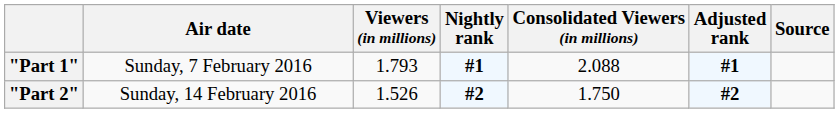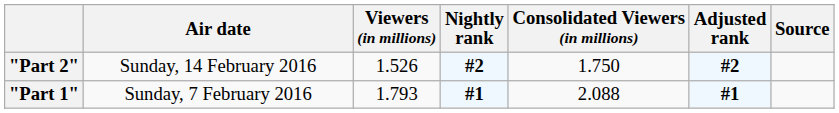rows swapped: (44, 65) <-> (44, 93)
